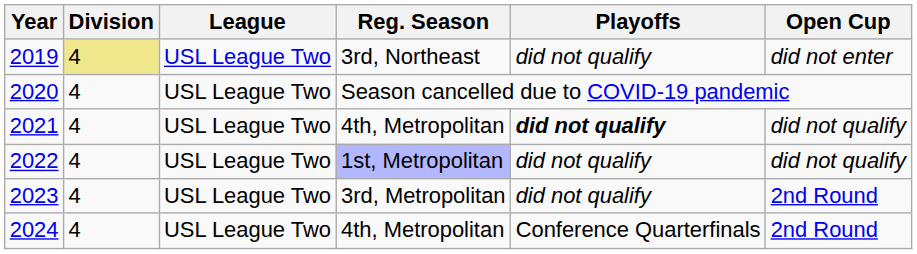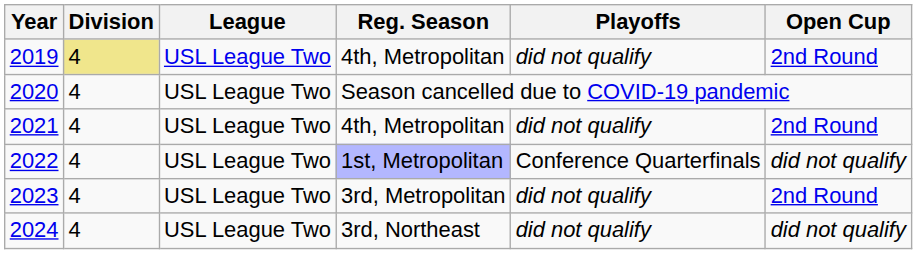(410, 56) 3rd, Northeast -> (423, 56) 4th, Metropolitan
(832, 56) did not enter -> (824, 56) 2nd Round
(591, 126) bold -> (583, 126) normal
(838, 126) did not qualify -> (824, 126) 2nd Round
(583, 160) did not qualify -> (638, 160) Conference Quarterfinals
(423, 230) 4th, Metropolitan -> (410, 230) 3rd, Northeast
(638, 230) Conference Quarterfinals -> (583, 230) did not qualify
(824, 230) 2nd Round -> (838, 230) did not qualify
